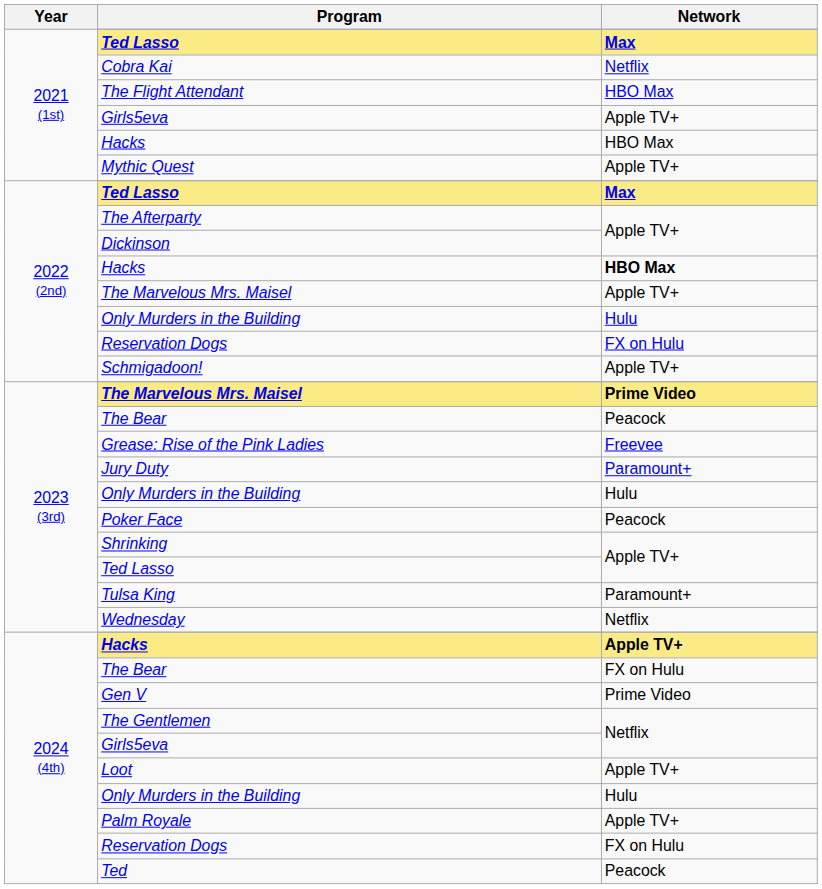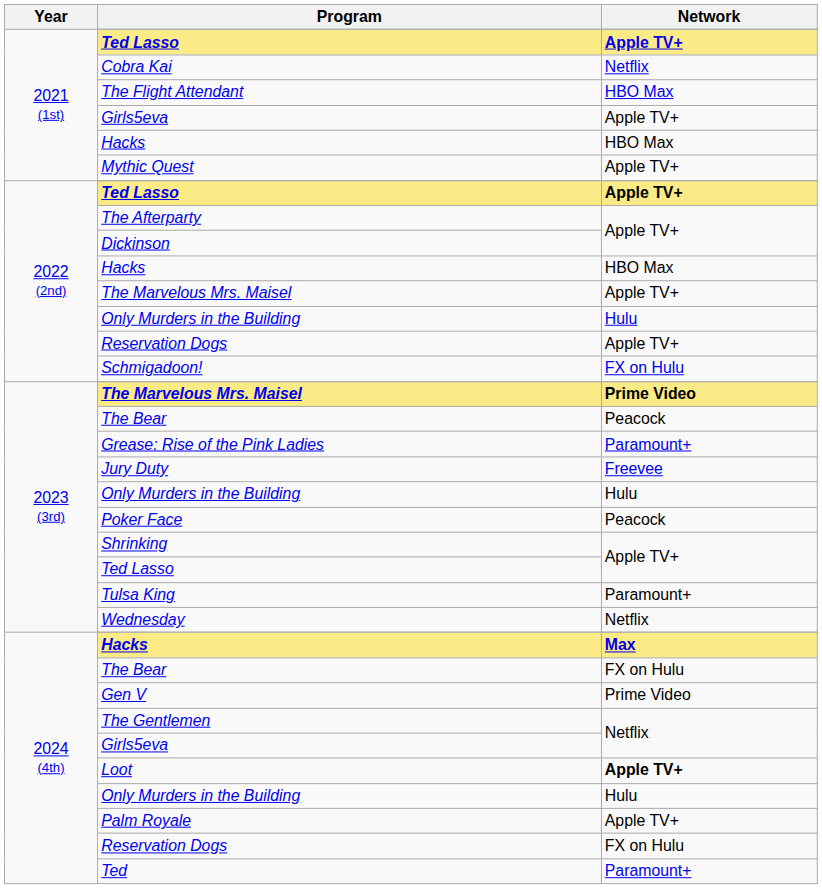(620, 42) Max -> (644, 42) Apple TV+
(620, 192) Max -> (644, 192) Apple TV+
(640, 268) bold -> (639, 268) normal
(644, 343) FX on Hulu -> (642, 343) Apple TV+
(642, 368) Apple TV+ -> (644, 368) FX on Hulu
(634, 444) Freevee -> (648, 444) Paramount+
(648, 469) Paramount+ -> (634, 469) Freevee
(644, 645) Apple TV+ -> (620, 645) Max
(642, 770) normal -> (644, 770) bold
(635, 871) Peacock -> (648, 871) Paramount+
